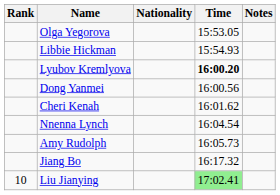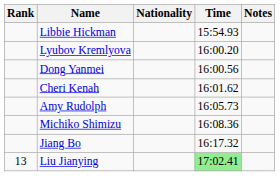- row: (75, 32)
(218, 69) bold -> (218, 50) normal
- row: (74, 124)
+ row: (80, 124)
(21, 180) 10 -> (21, 161) 13
